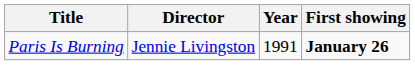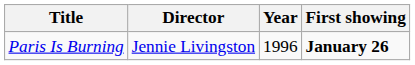(280, 45) 1991 -> (280, 45) 1996
